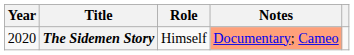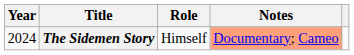(22, 38) 2020 -> (22, 38) 2024
